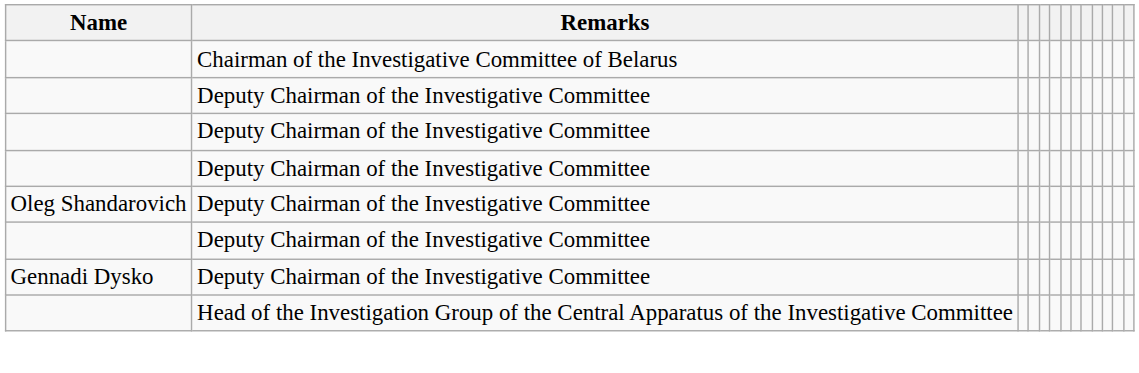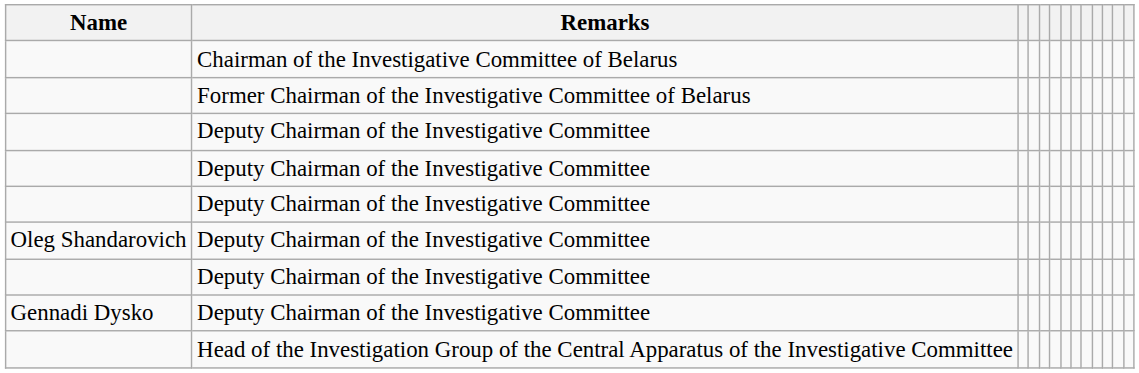+ row: (99, 95)
